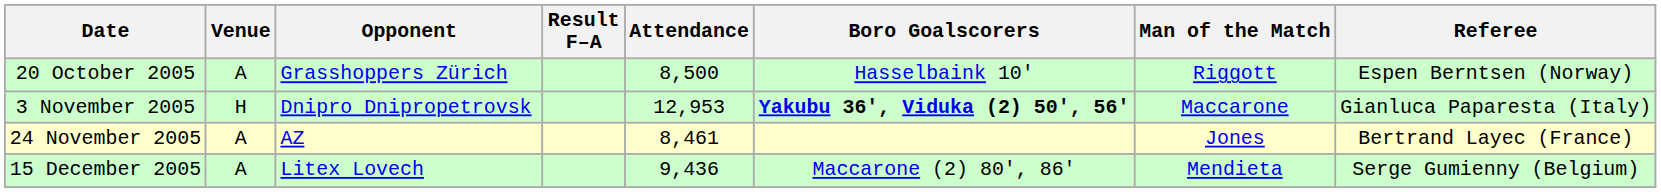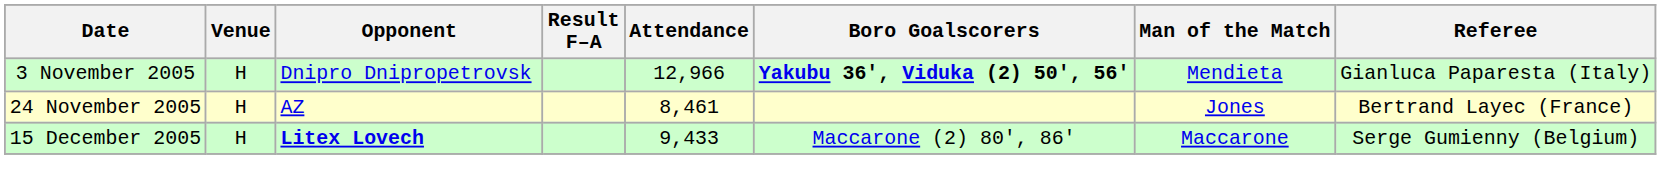- row: (105, 75)
(689, 106) 12,953 -> (689, 75) 12,966
(1235, 106) Maccarone -> (1235, 75) Mendieta
(241, 138) A -> (241, 106) H
(241, 170) A -> (241, 138) H
(352, 170) normal -> (352, 138) bold
(689, 170) 9,436 -> (689, 138) 9,433
(1235, 170) Mendieta -> (1235, 138) Maccarone
